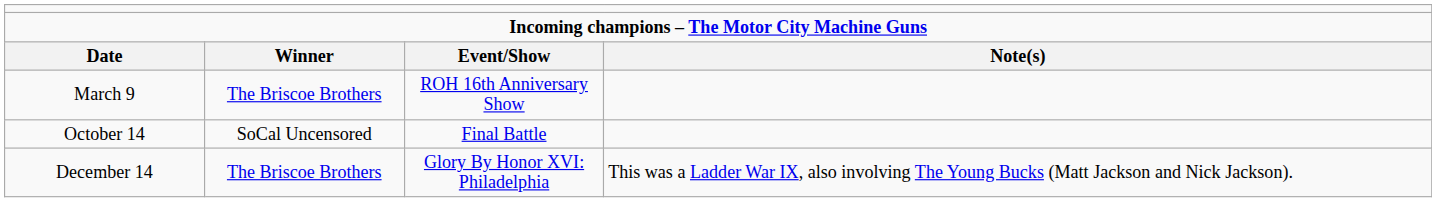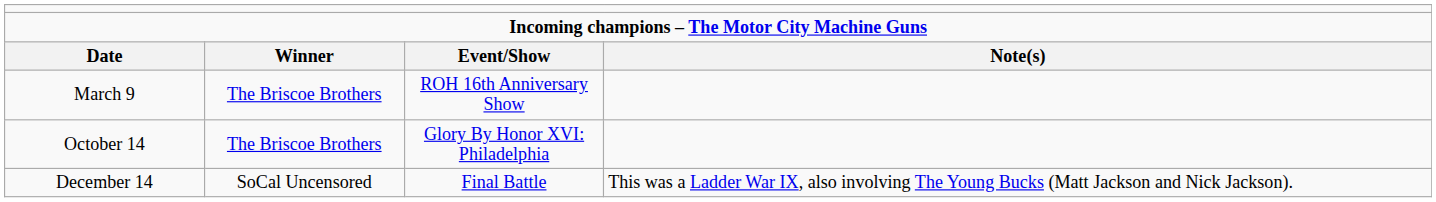(304, 133) SoCal Uncensored -> (304, 143) The Briscoe Brothers
(504, 133) Final Battle -> (504, 143) Glory By Honor XVI: Philadelphia
(304, 172) The Briscoe Brothers -> (304, 182) SoCal Uncensored
(504, 172) Glory By Honor XVI: Philadelphia -> (504, 182) Final Battle
